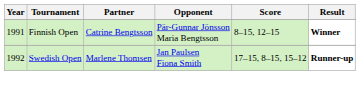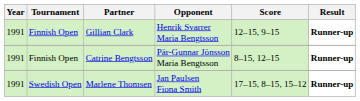+ row: (110, 32)
(326, 32) Winner -> (332, 58) Runner-up
(16, 58) 1992 -> (16, 84) 1991
